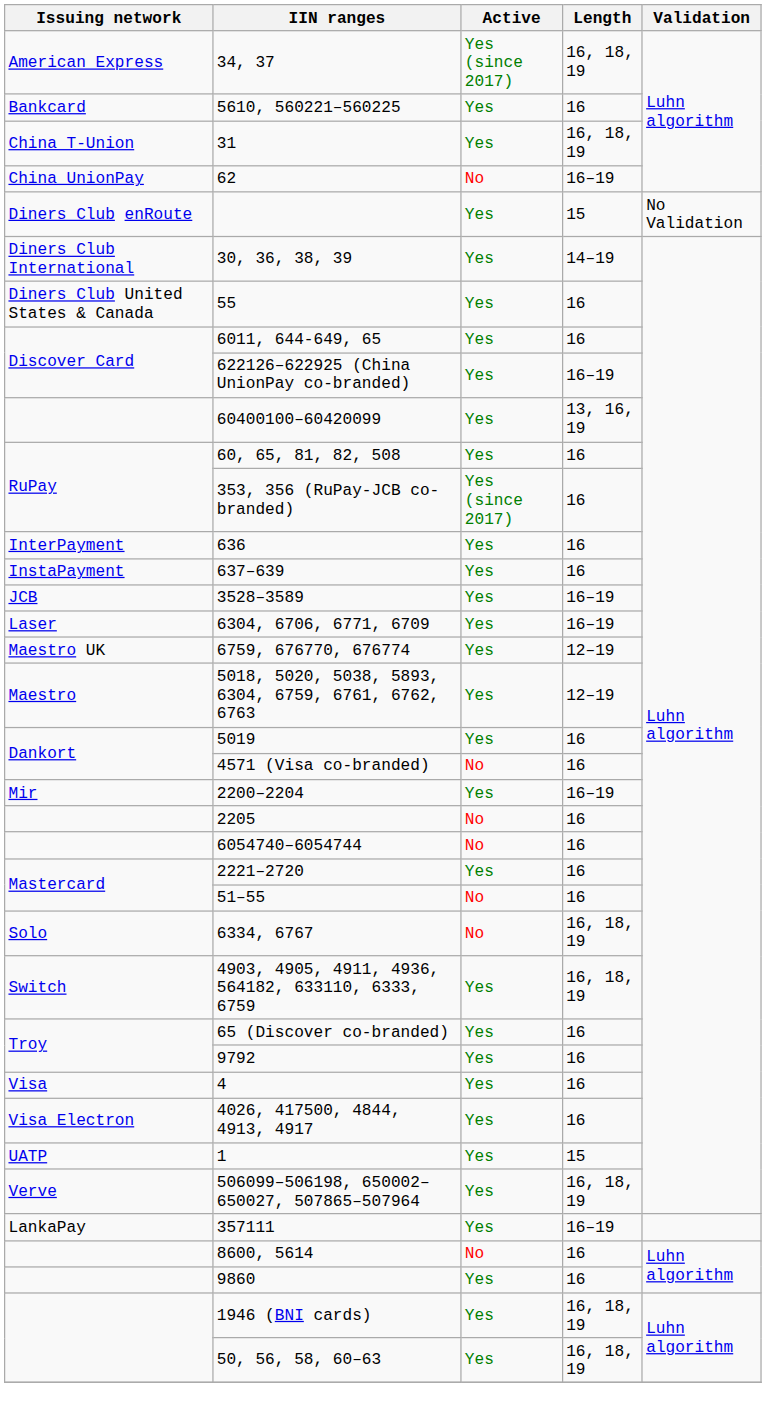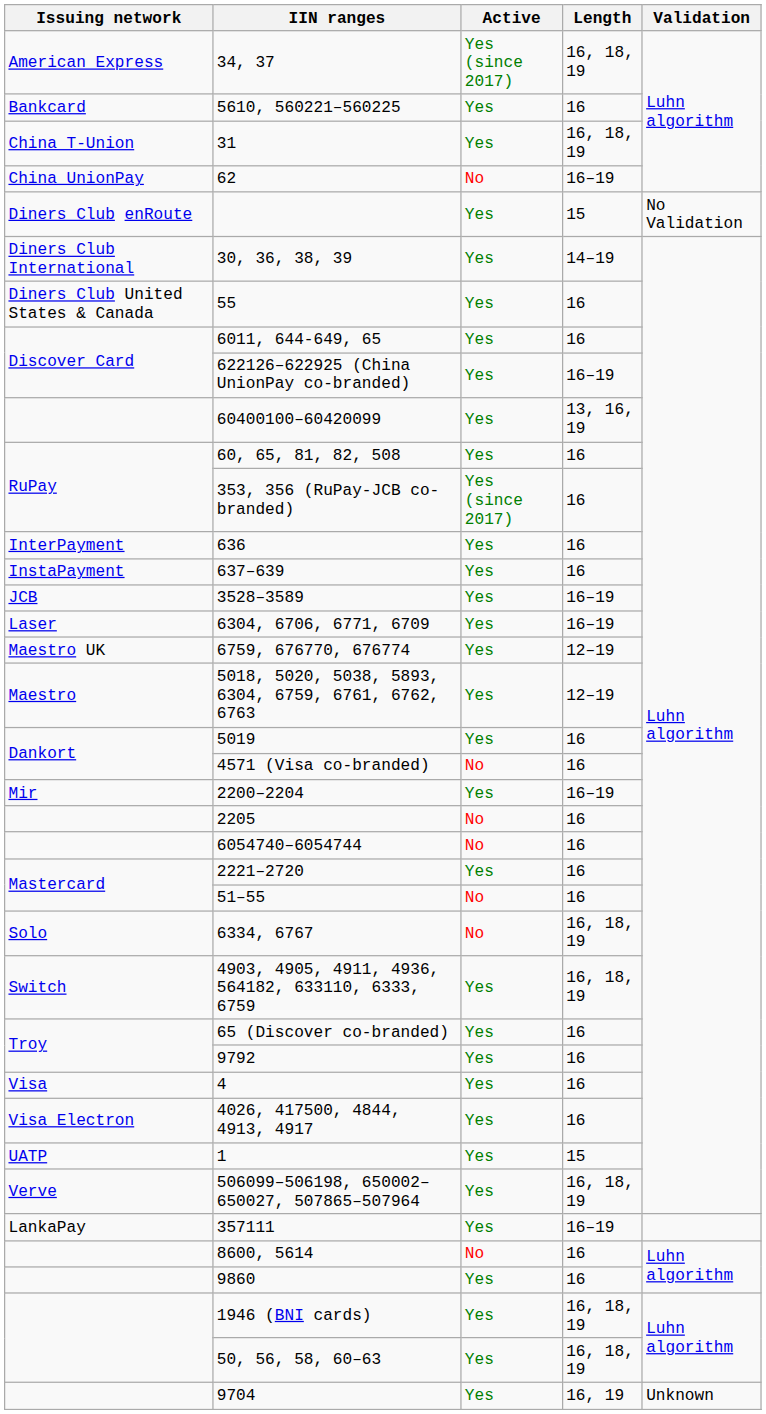+ row: (109, 1396)
